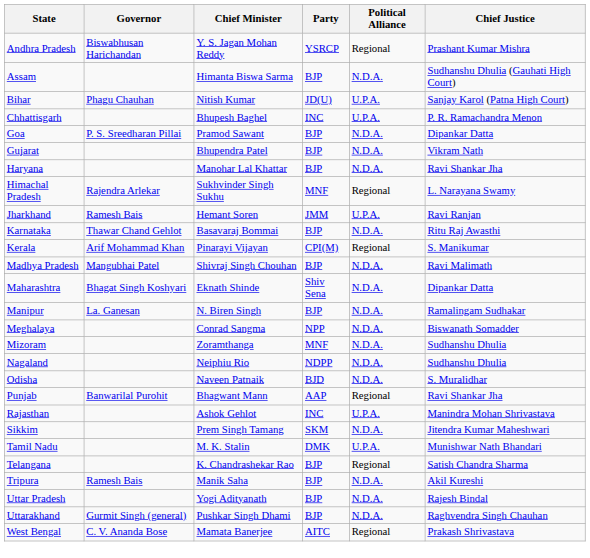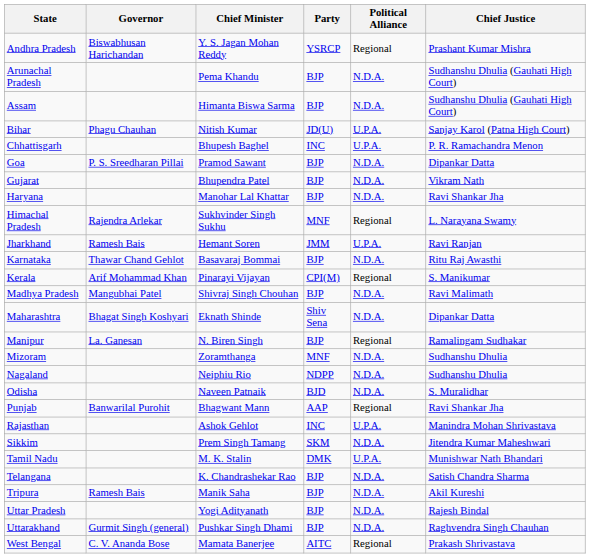+ row: (29, 77)
(367, 311) N.D.A. -> (372, 340) Regional
- row: (31, 328)
(371, 464) Regional -> (369, 476) N.D.A.
